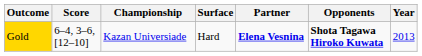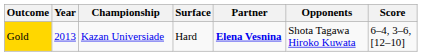columns swapped: (404, 13) <-> (76, 13)
(347, 36) bold -> (322, 36) normal
